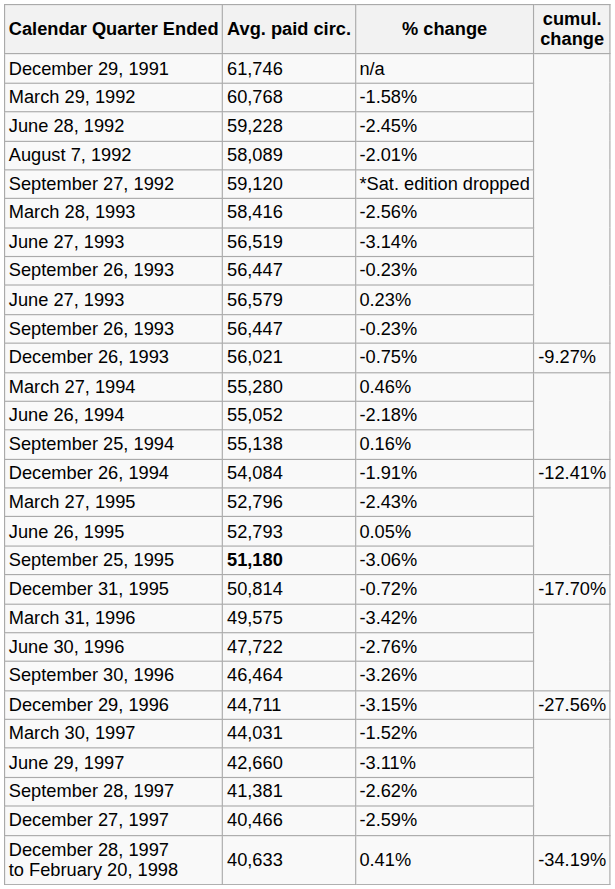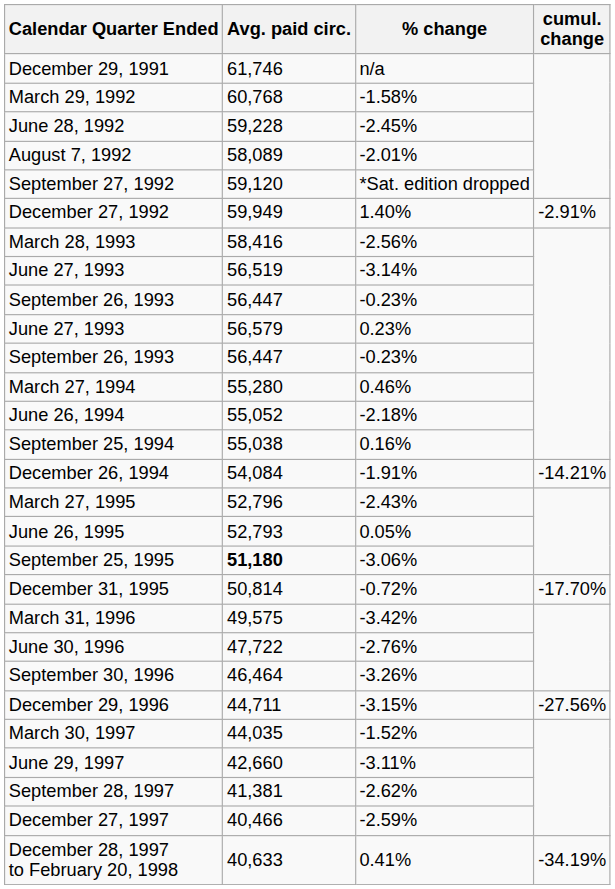+ row: (89, 213)
- row: (89, 357)
(255, 444) 55,138 -> (255, 444) 55,038
(572, 473) -12.41% -> (572, 473) -14.21%
(255, 733) 44,031 -> (255, 733) 44,035
